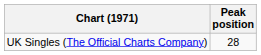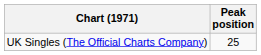(233, 42) 28 -> (233, 42) 25
